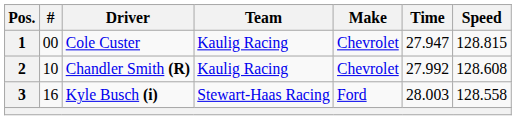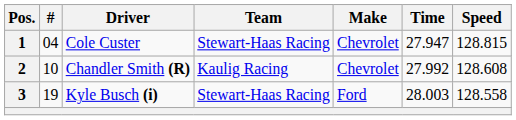(51, 43) 00 -> (51, 43) 04
(243, 43) Kaulig Racing -> (264, 43) Stewart-Haas Racing
(51, 95) 16 -> (51, 95) 19
